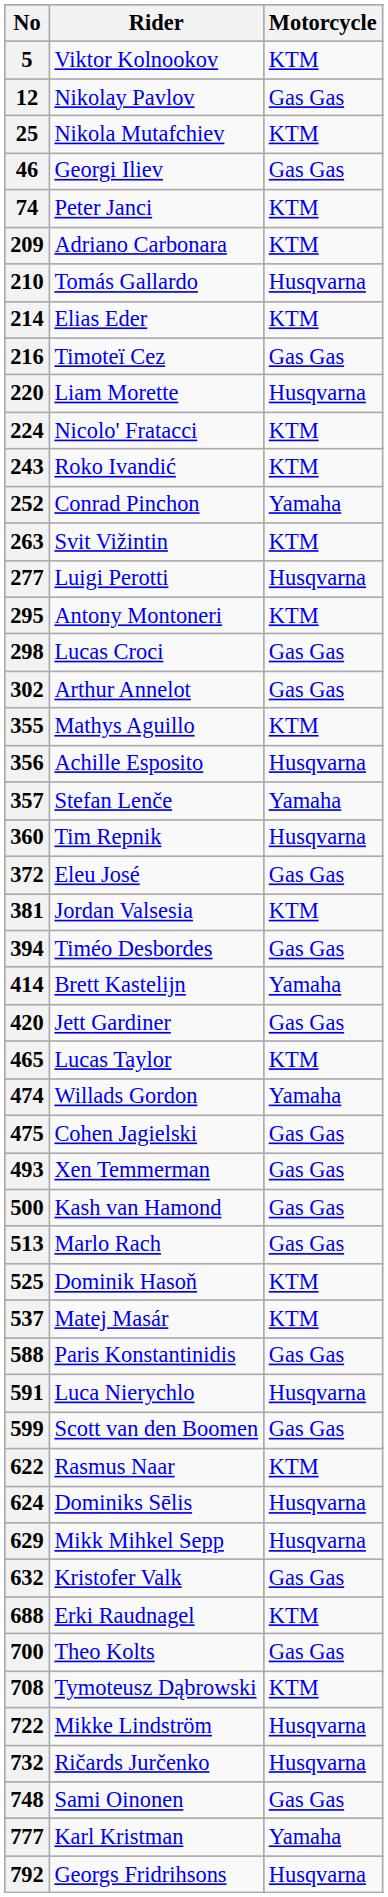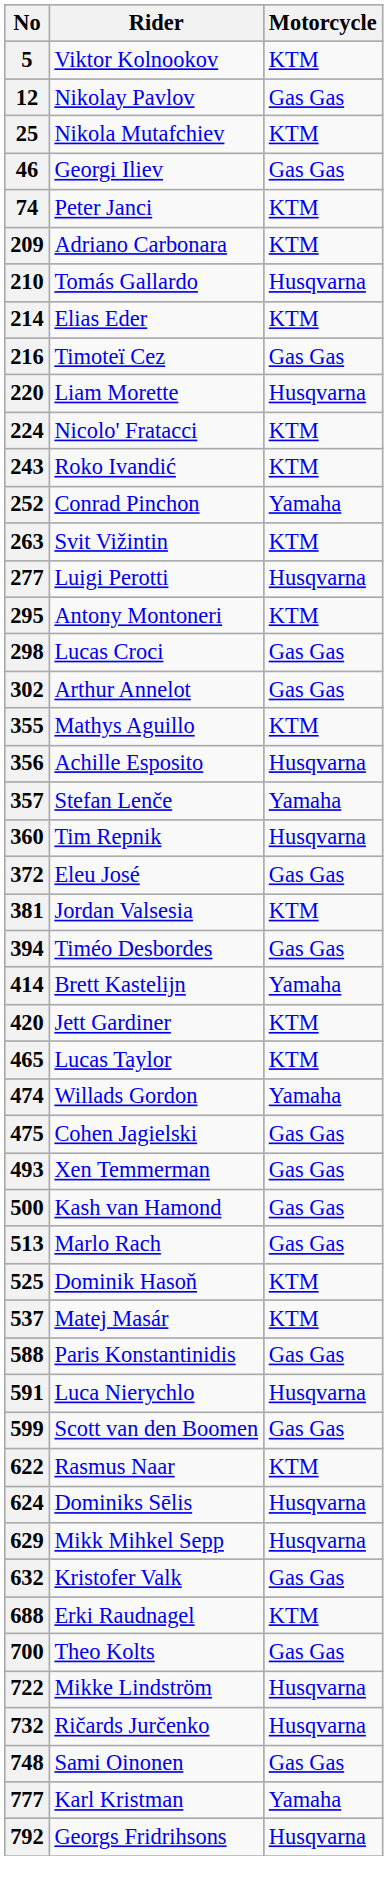(306, 1022) Gas Gas -> (294, 1022) KTM
- row: (27, 1688)
